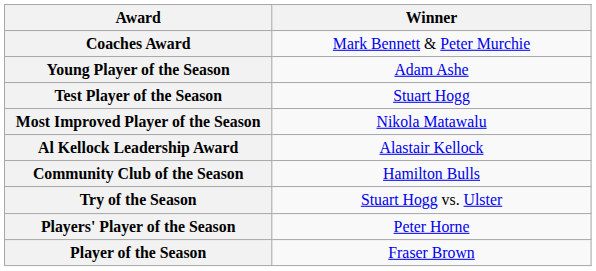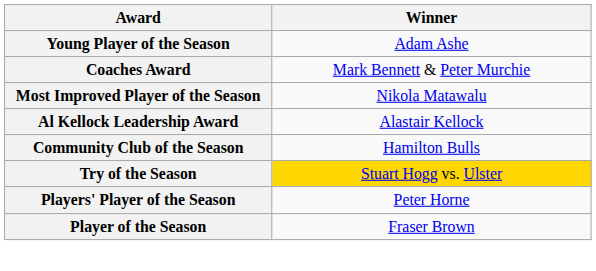rows swapped: (138, 69) <-> (138, 43)
- row: (138, 95)
(432, 200) no background -> (432, 174) gold background
